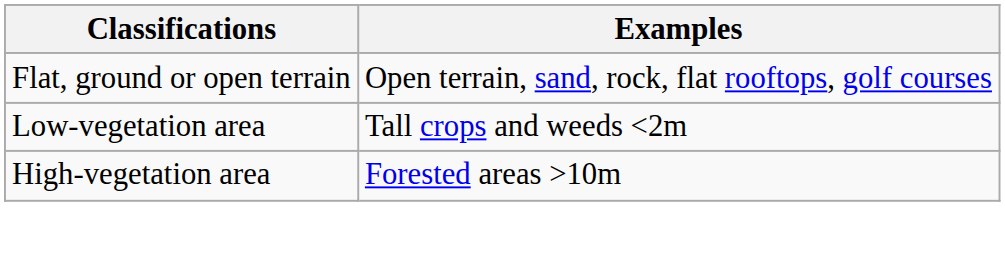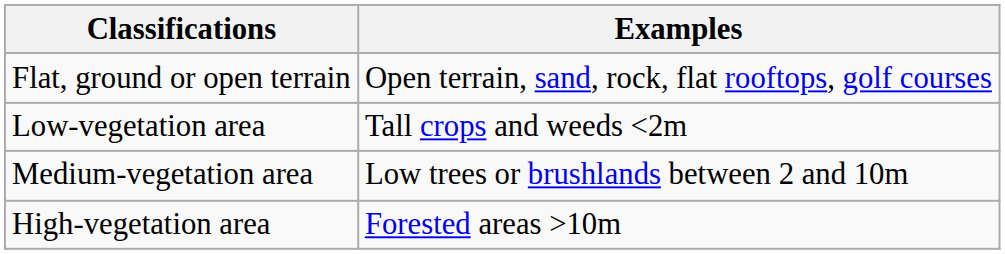+ row: (163, 175)
